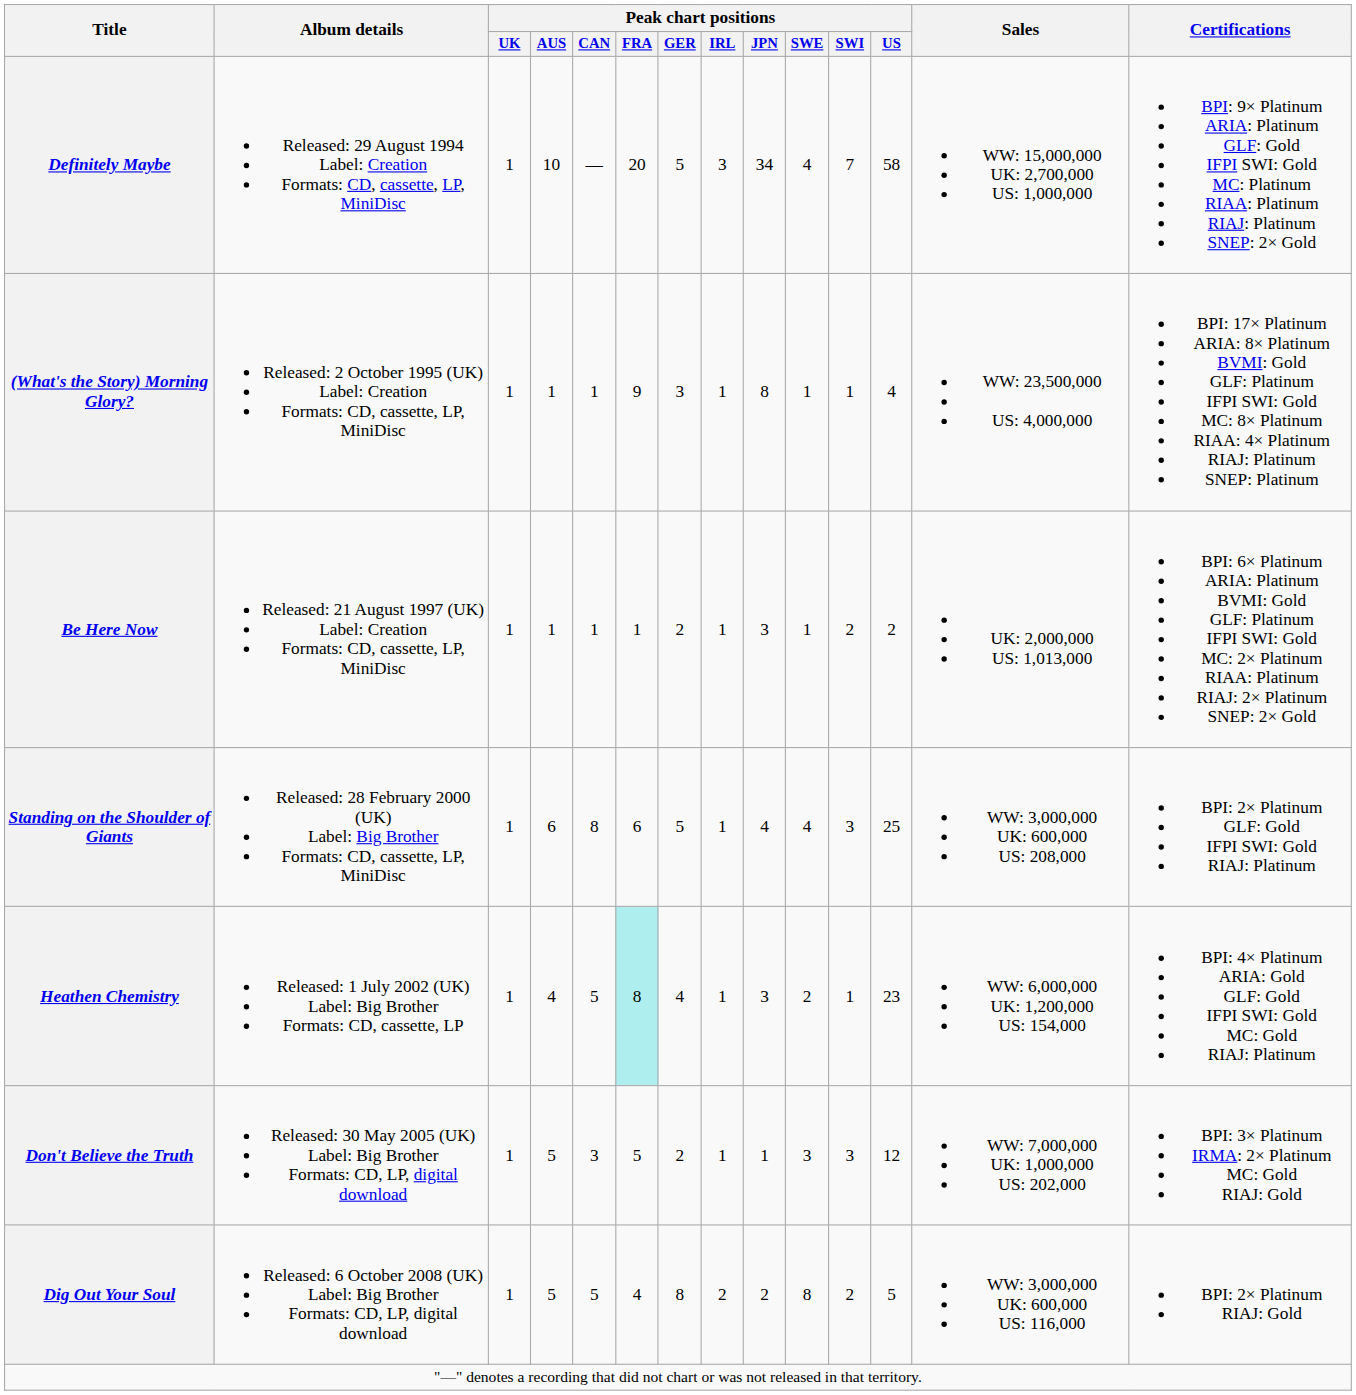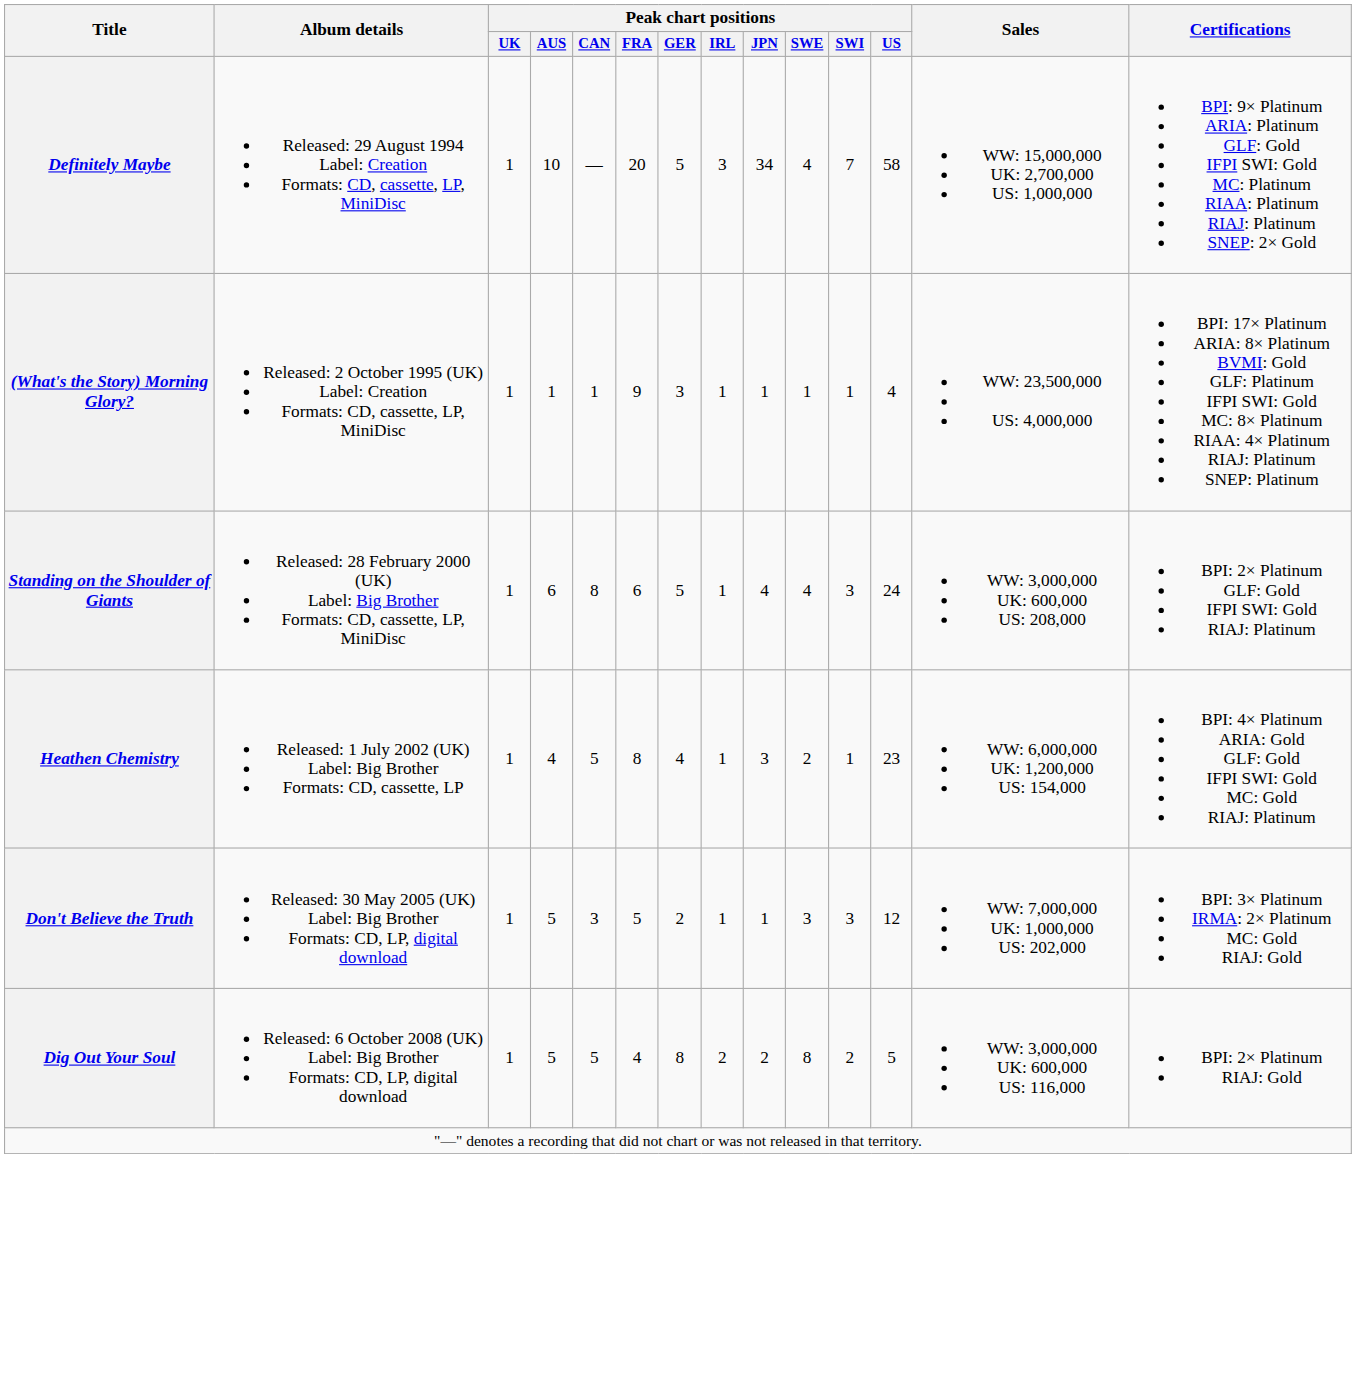(764, 392) 8 -> (764, 392) 1
- row: (109, 629)
(892, 827) 25 -> (892, 590) 24
(637, 995) paleturquoise background -> (637, 759) no background
